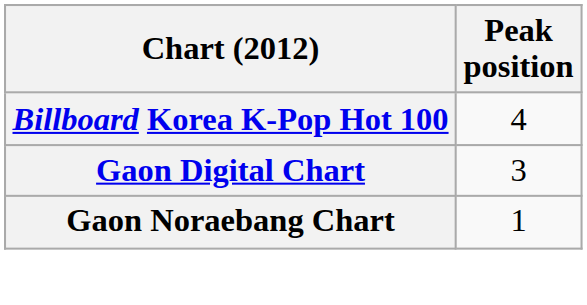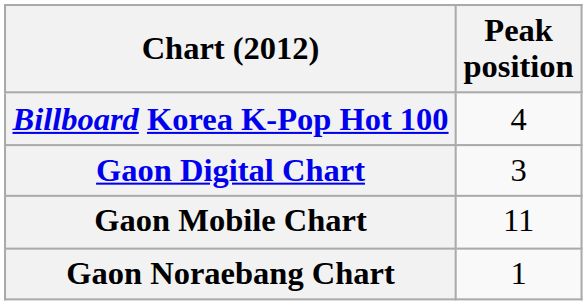+ row: (231, 221)
